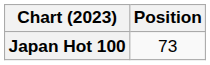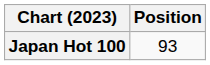(168, 45) 73 -> (168, 45) 93
